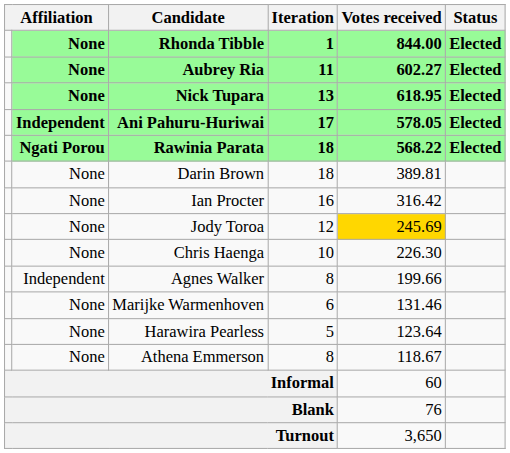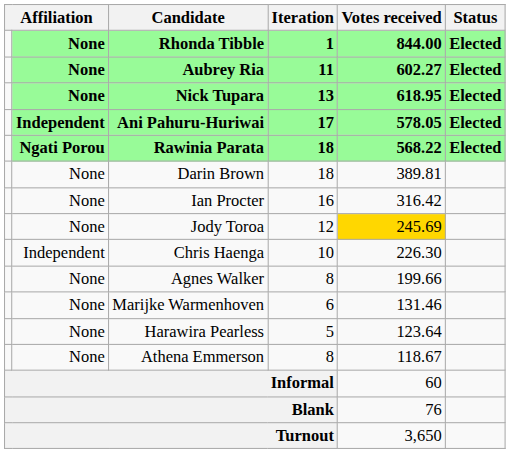(87, 252) None -> (64, 252) Independent
(64, 278) Independent -> (87, 278) None
